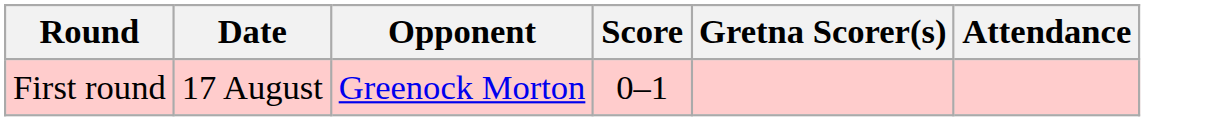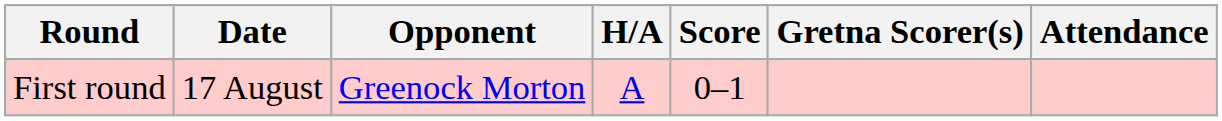+ column: (632, 31)
